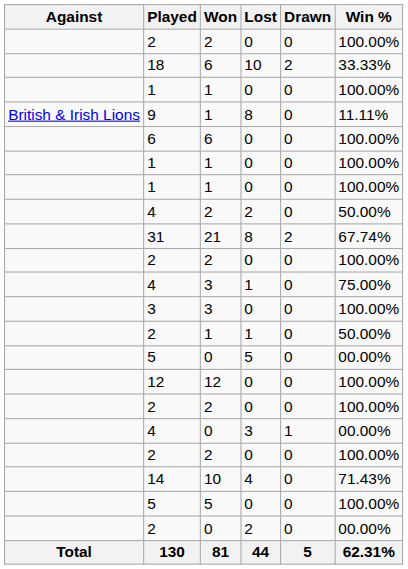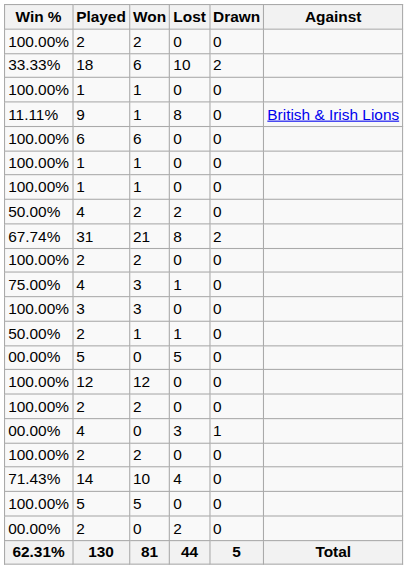columns swapped: (74, 17) <-> (369, 17)
